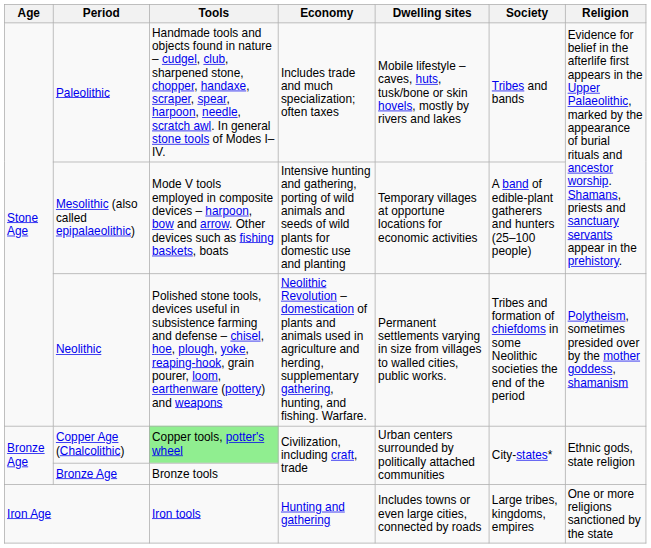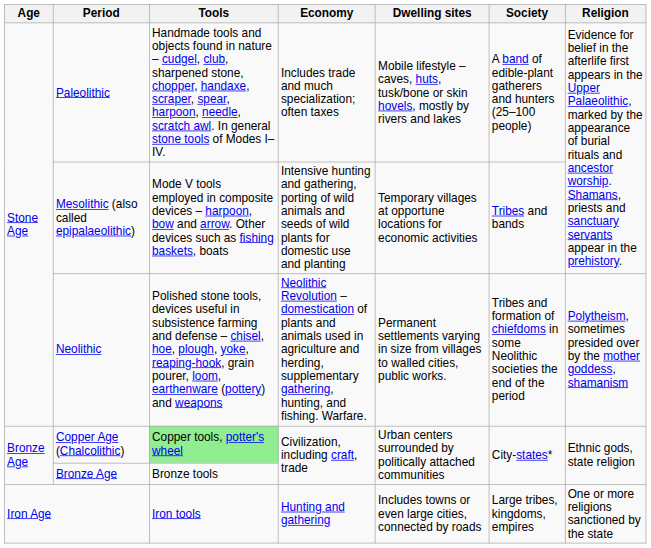(520, 92) Tribes and bands -> (523, 92) A band of edible-plant gatherers and hunters (25–100 people)
(523, 217) A band of edible-plant gatherers and hunters (25–100 people) -> (520, 217) Tribes and bands
